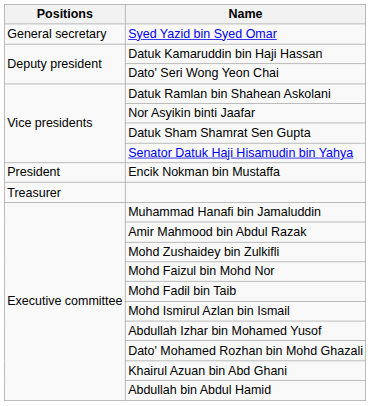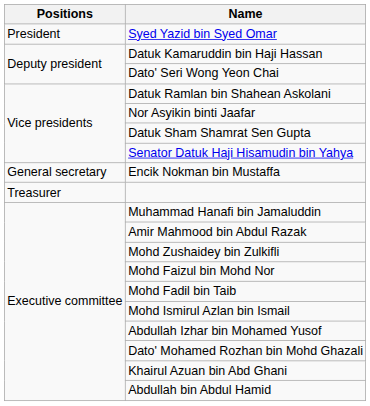(57, 34) General secretary -> (34, 34) President
(34, 172) President -> (57, 172) General secretary
